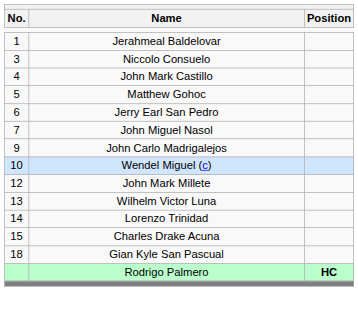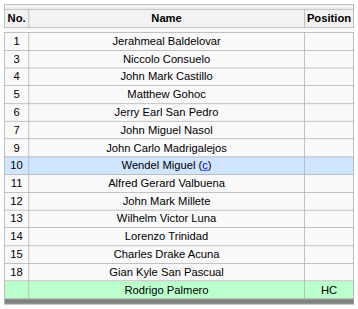+ row: (17, 183)
(329, 272) bold -> (329, 290) normal
